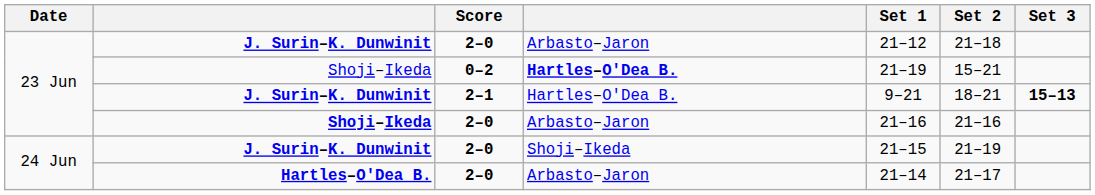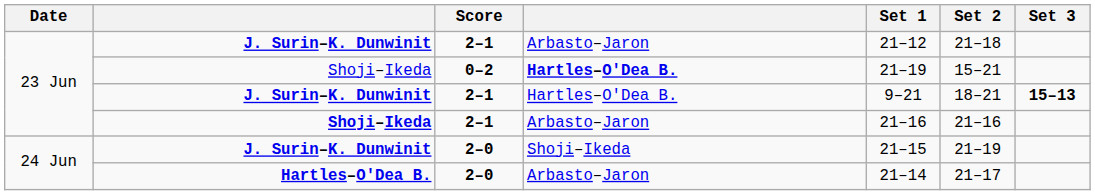(479, 44) 2–0 -> (479, 44) 2–1
(479, 123) 2–0 -> (479, 123) 2–1
